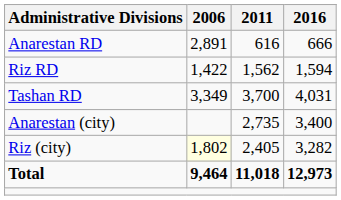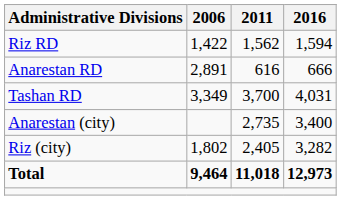rows swapped: (55, 43) <-> (33, 69)
(209, 148) lightyellow background -> (209, 148) no background
